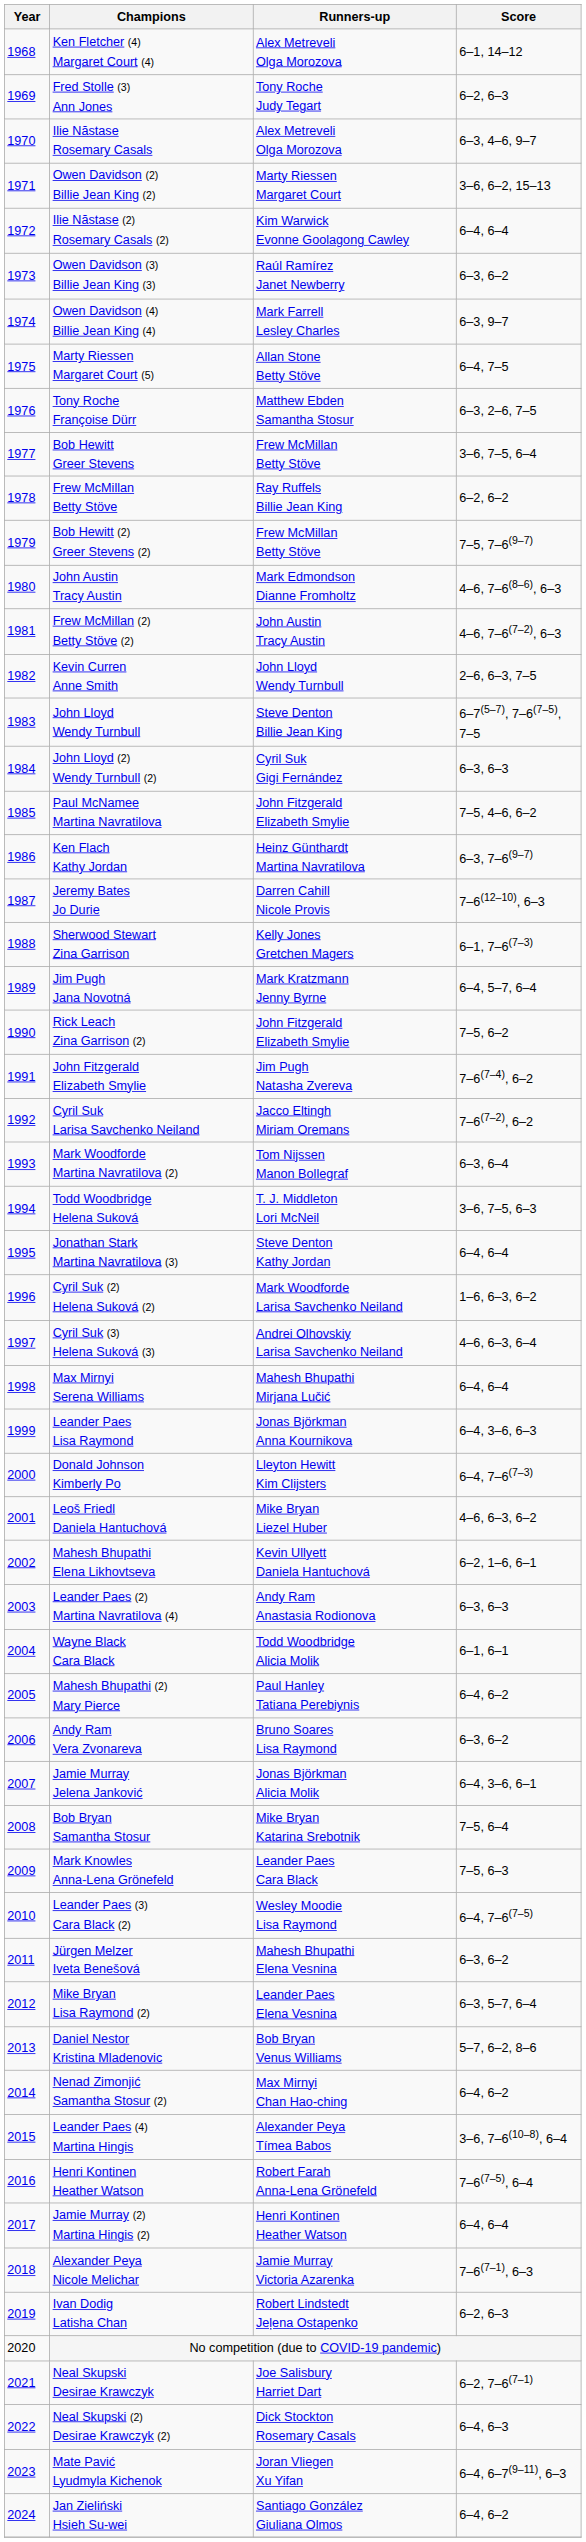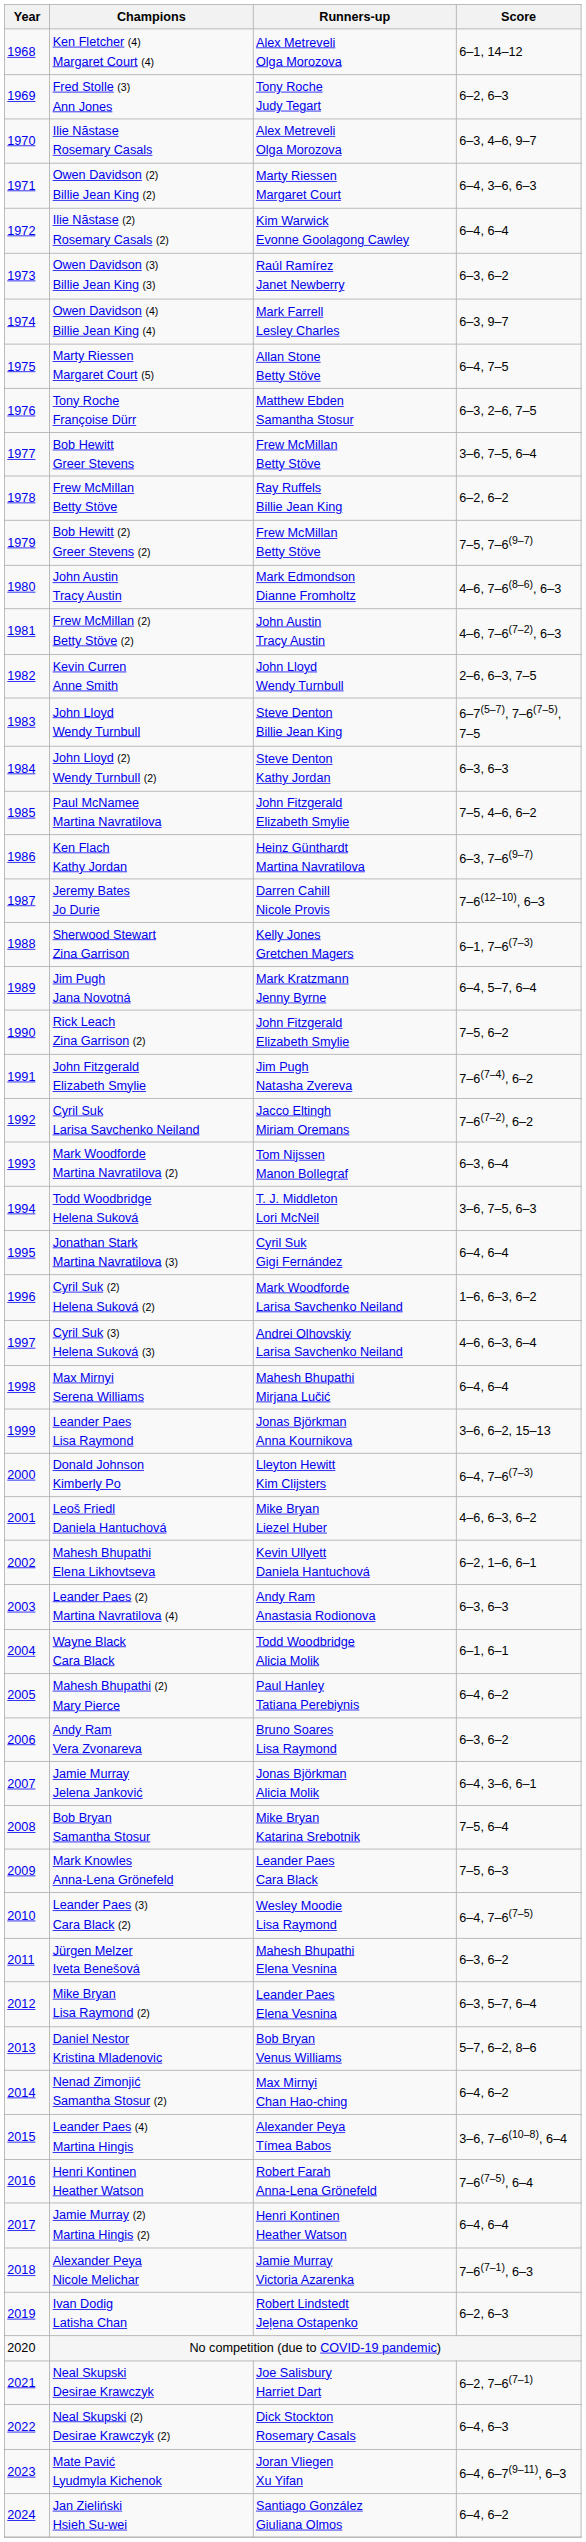(505, 185) 3–6, 6–2, 15–13 -> (498, 185) 6–4, 3–6, 6–3
(299, 768) Cyril Suk Gigi Fernández -> (294, 768) Steve Denton Kathy Jordan
(294, 1252) Steve Denton Kathy Jordan -> (299, 1252) Cyril Suk Gigi Fernández
(498, 1431) 6–4, 3–6, 6–3 -> (505, 1431) 3–6, 6–2, 15–13
